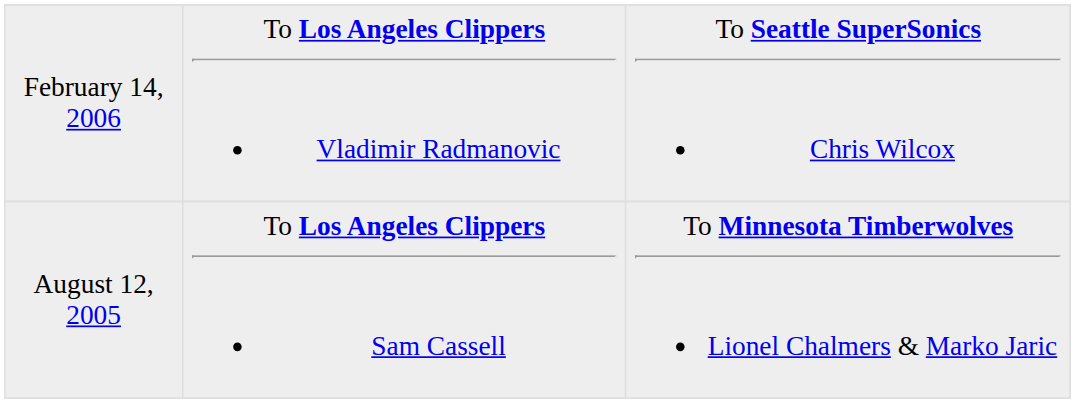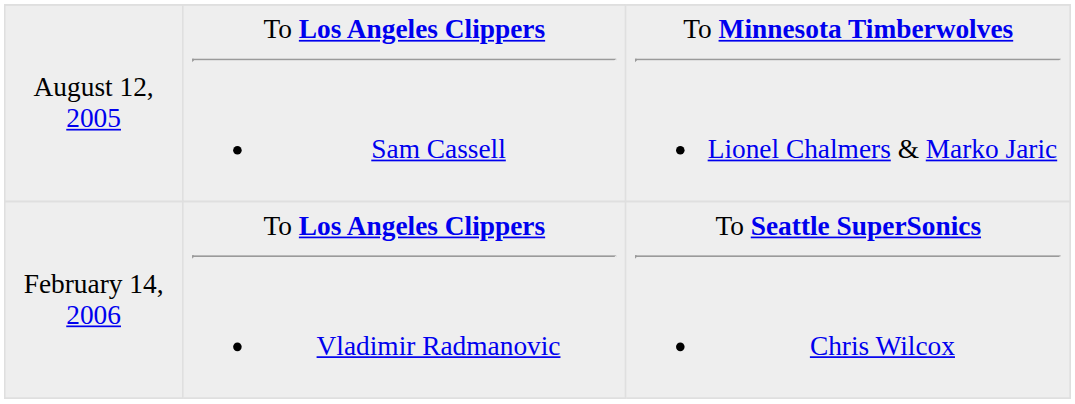rows swapped: (94, 299) <-> (94, 102)
